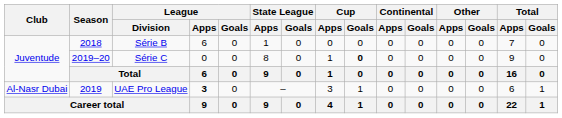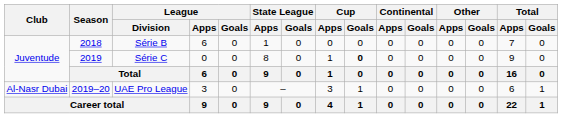(91, 58) 2019–20 -> (91, 58) 2019
(91, 89) 2019 -> (91, 89) 2019–20
(204, 89) bold -> (204, 89) normal
